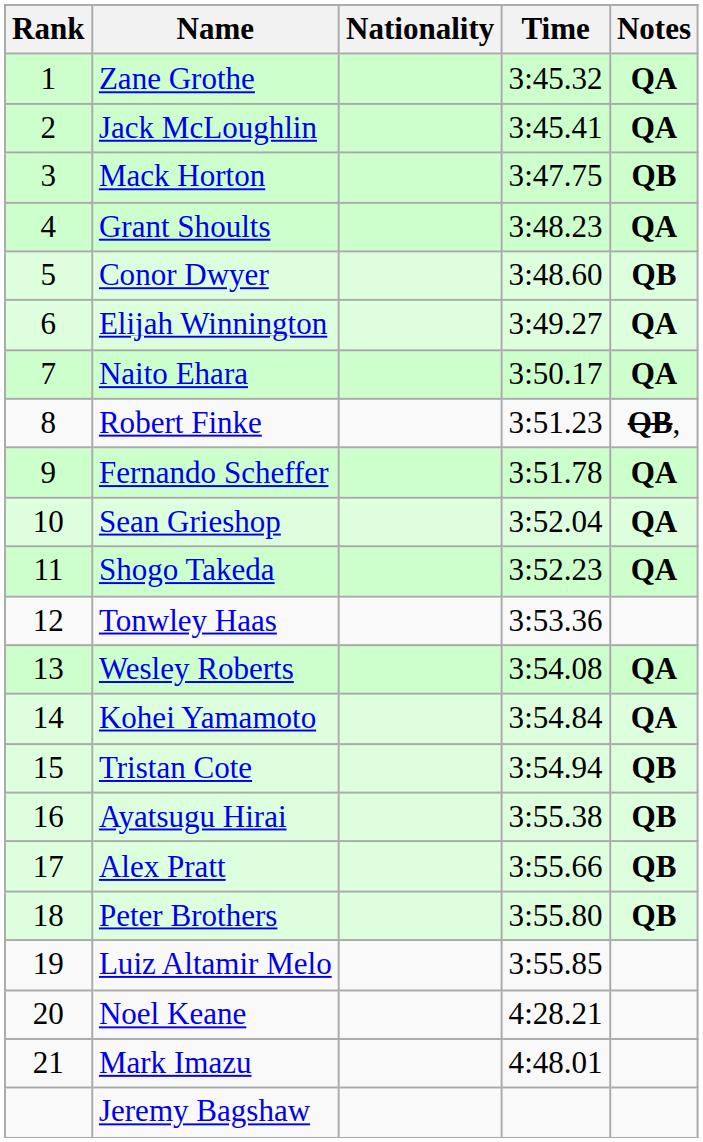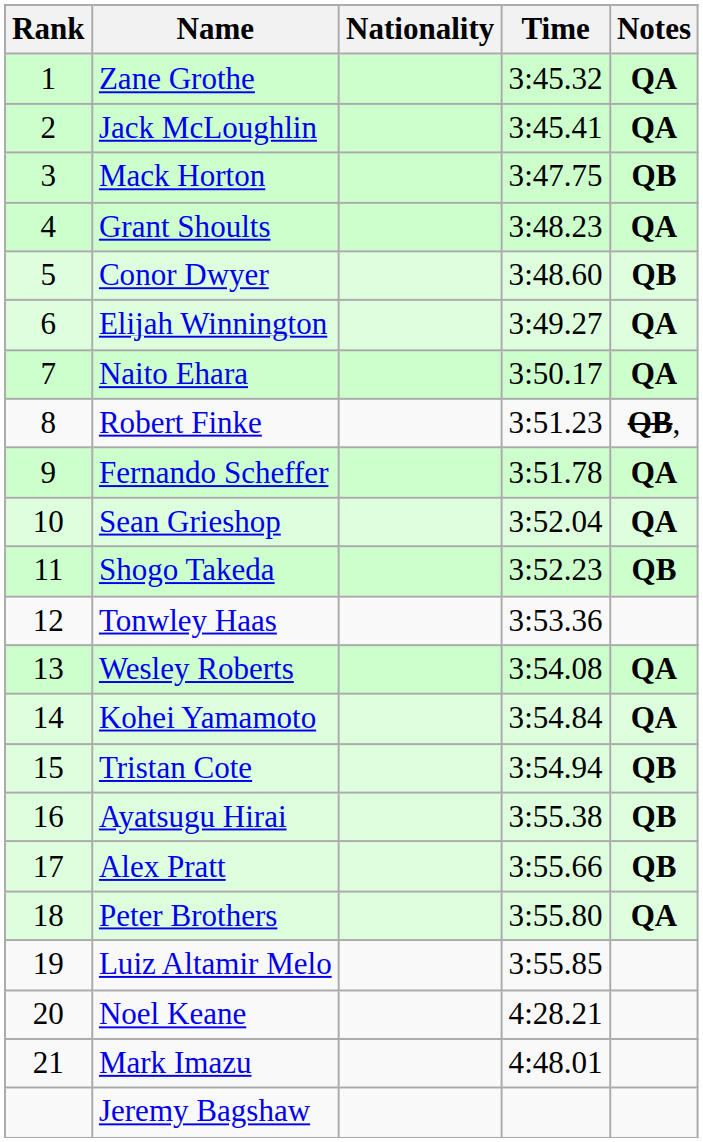(654, 570) QA -> (654, 570) QB
(654, 915) QB -> (654, 915) QA
